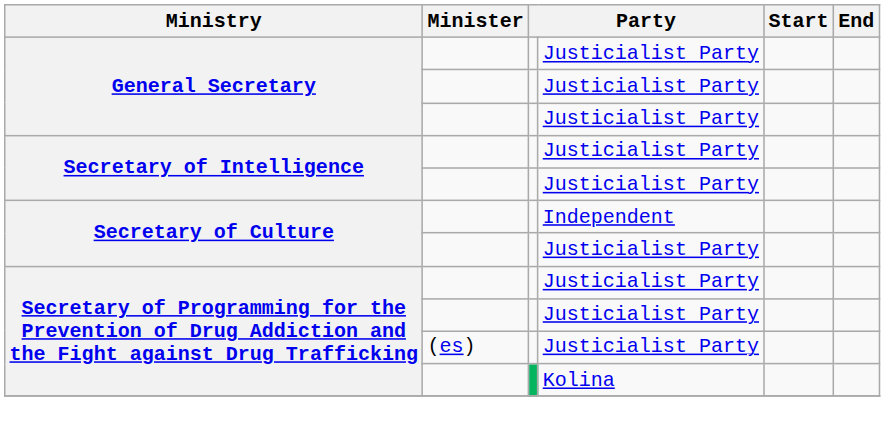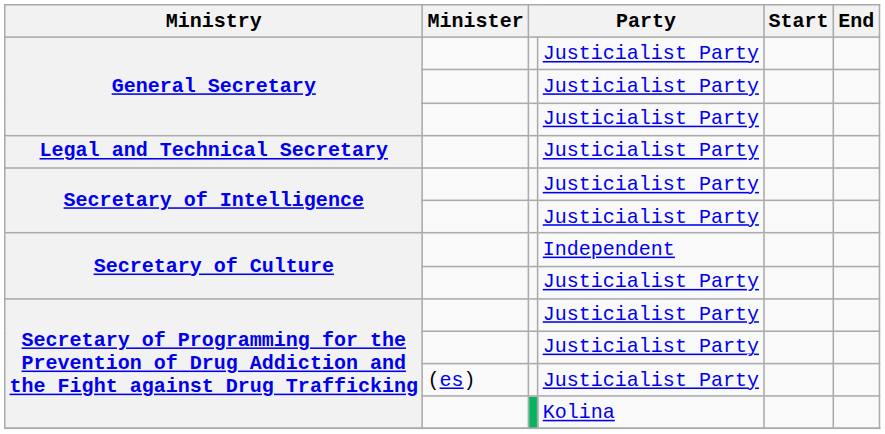+ row: (214, 152)
